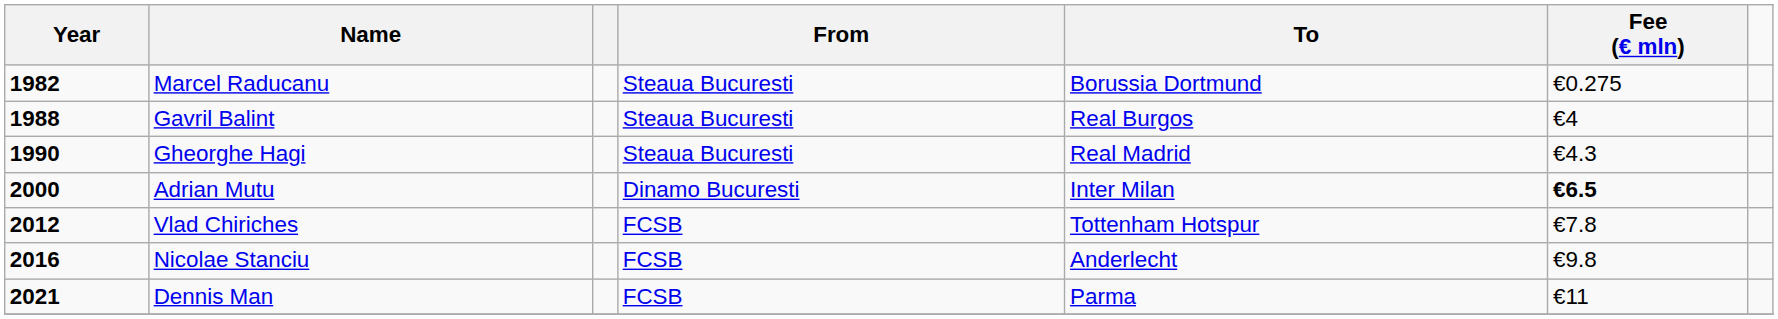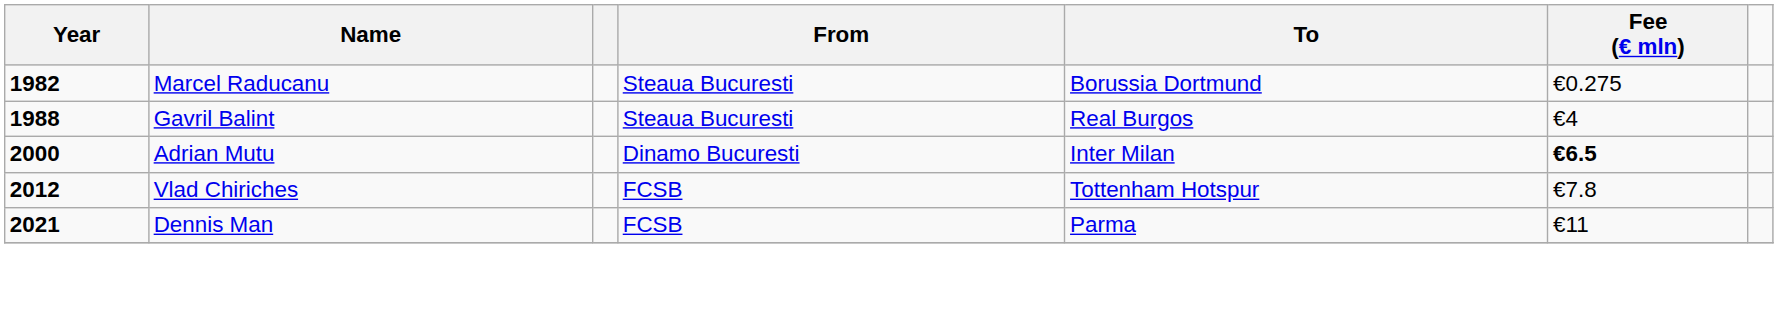- row: (230, 154)
- row: (231, 260)
